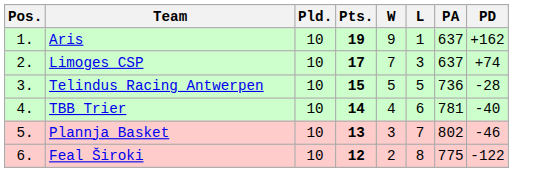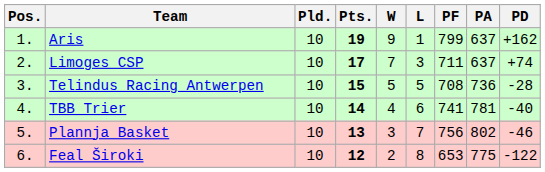+ column: (451, 16)
